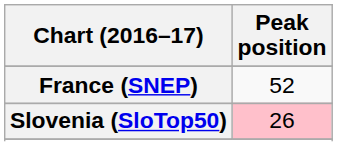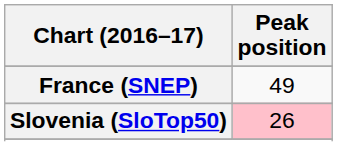(282, 84) 52 -> (282, 84) 49
